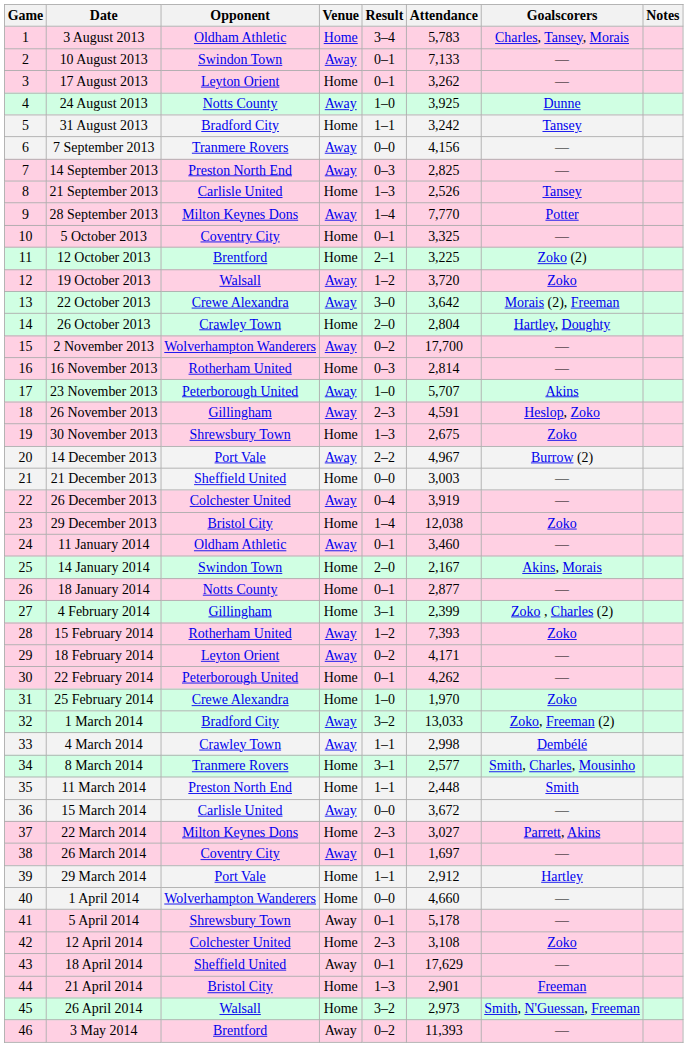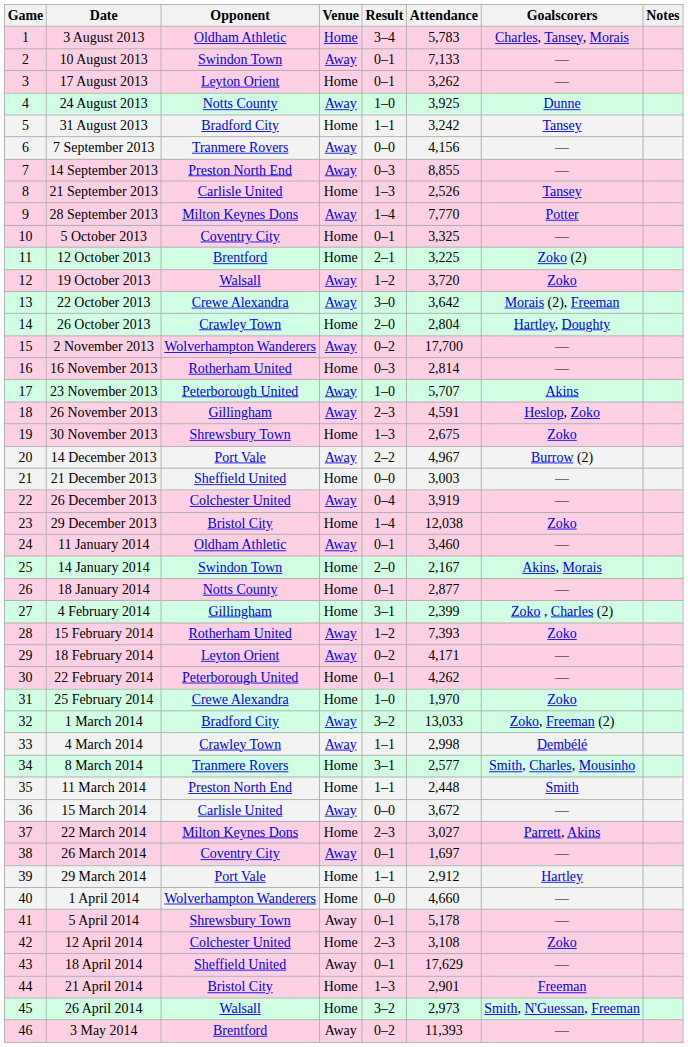(444, 170) 2,825 -> (444, 170) 8,855
